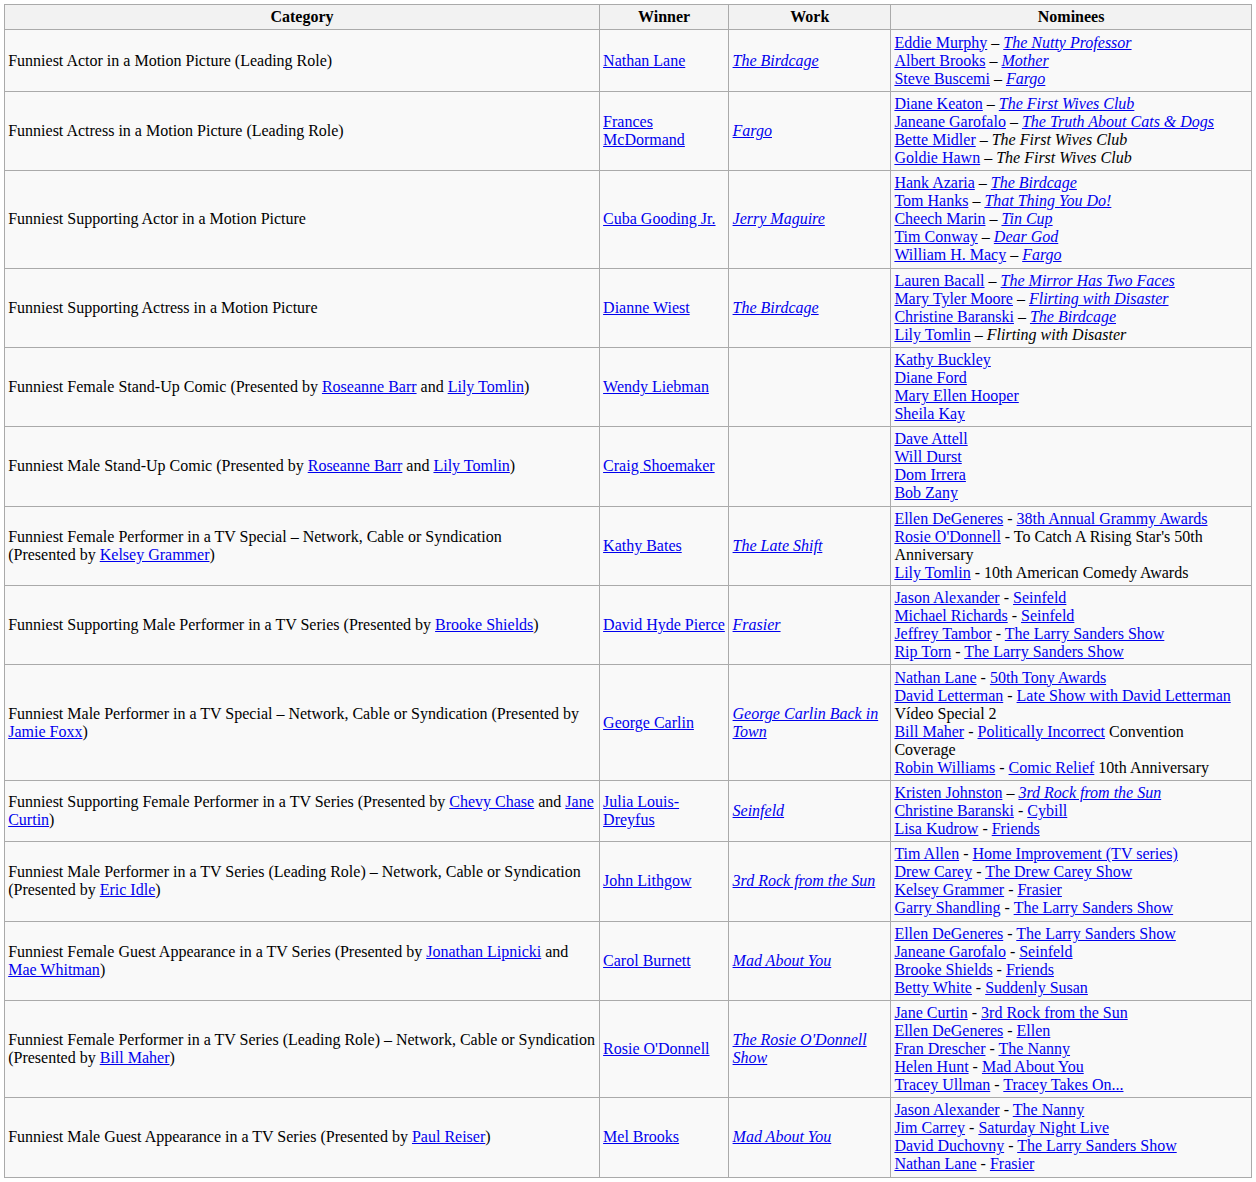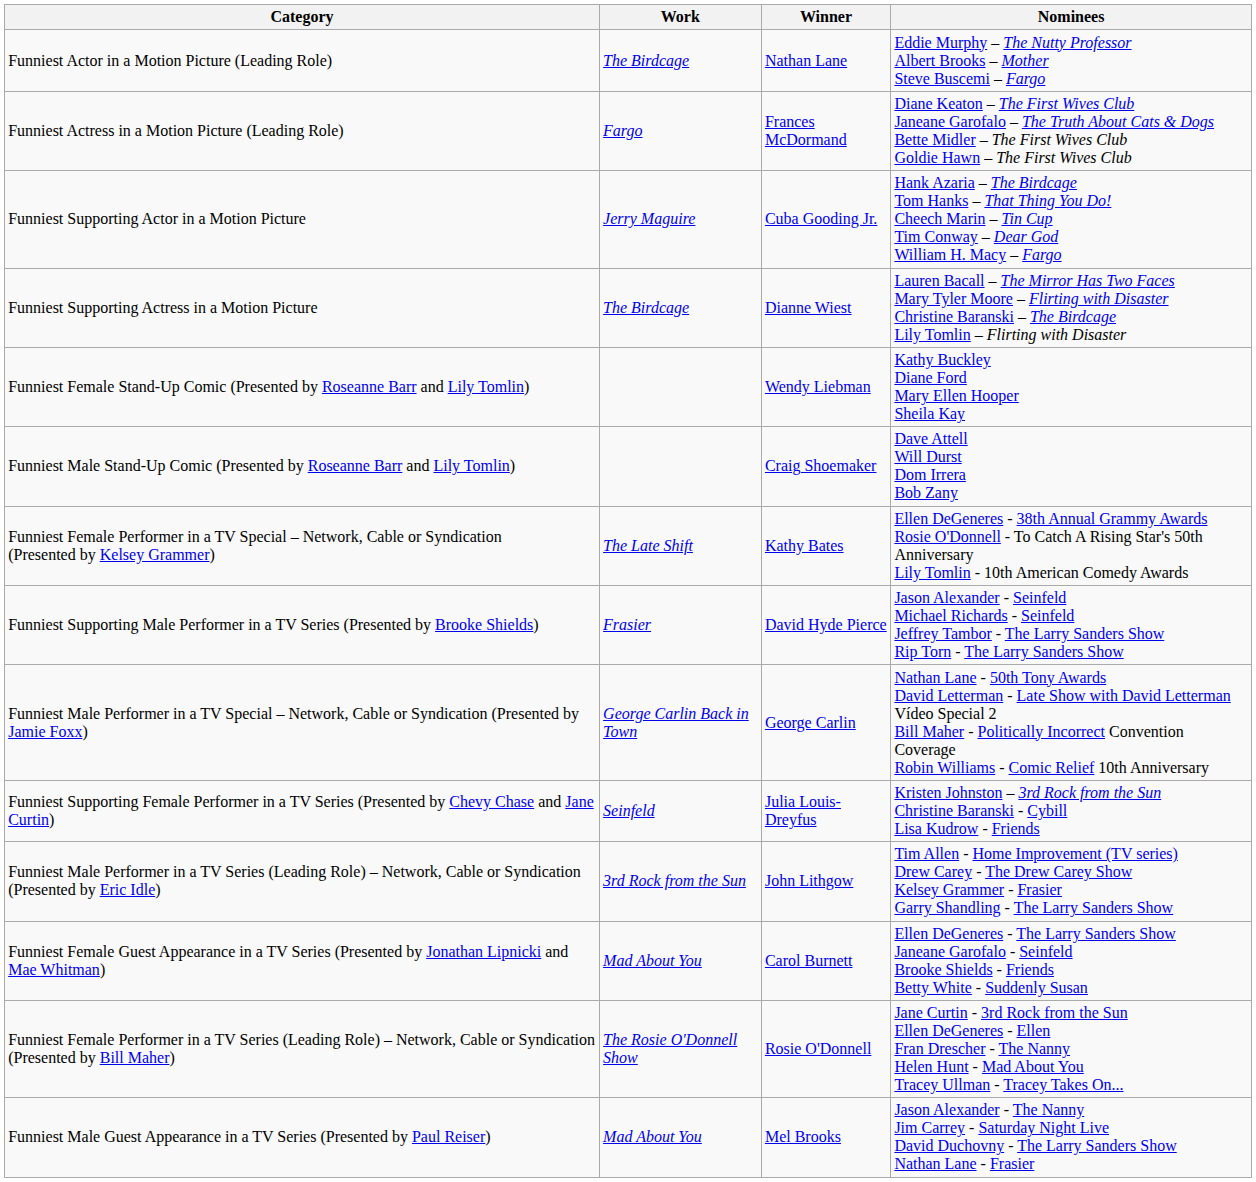columns swapped: (664, 17) <-> (810, 17)
